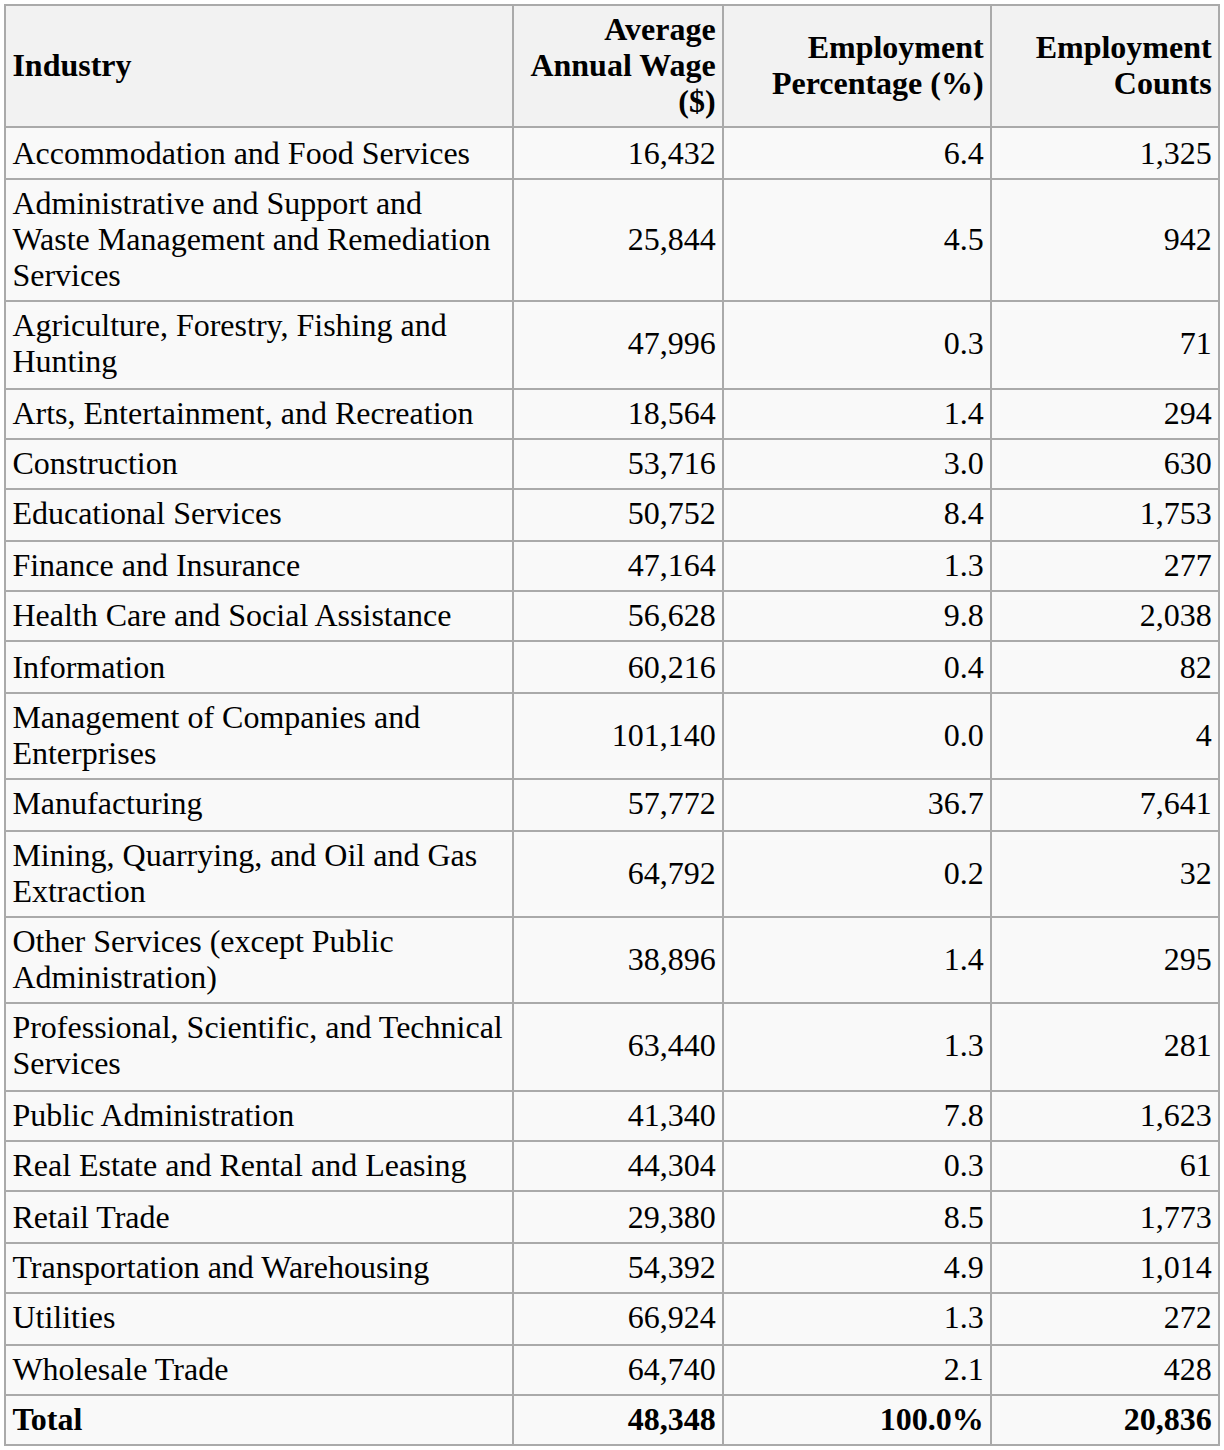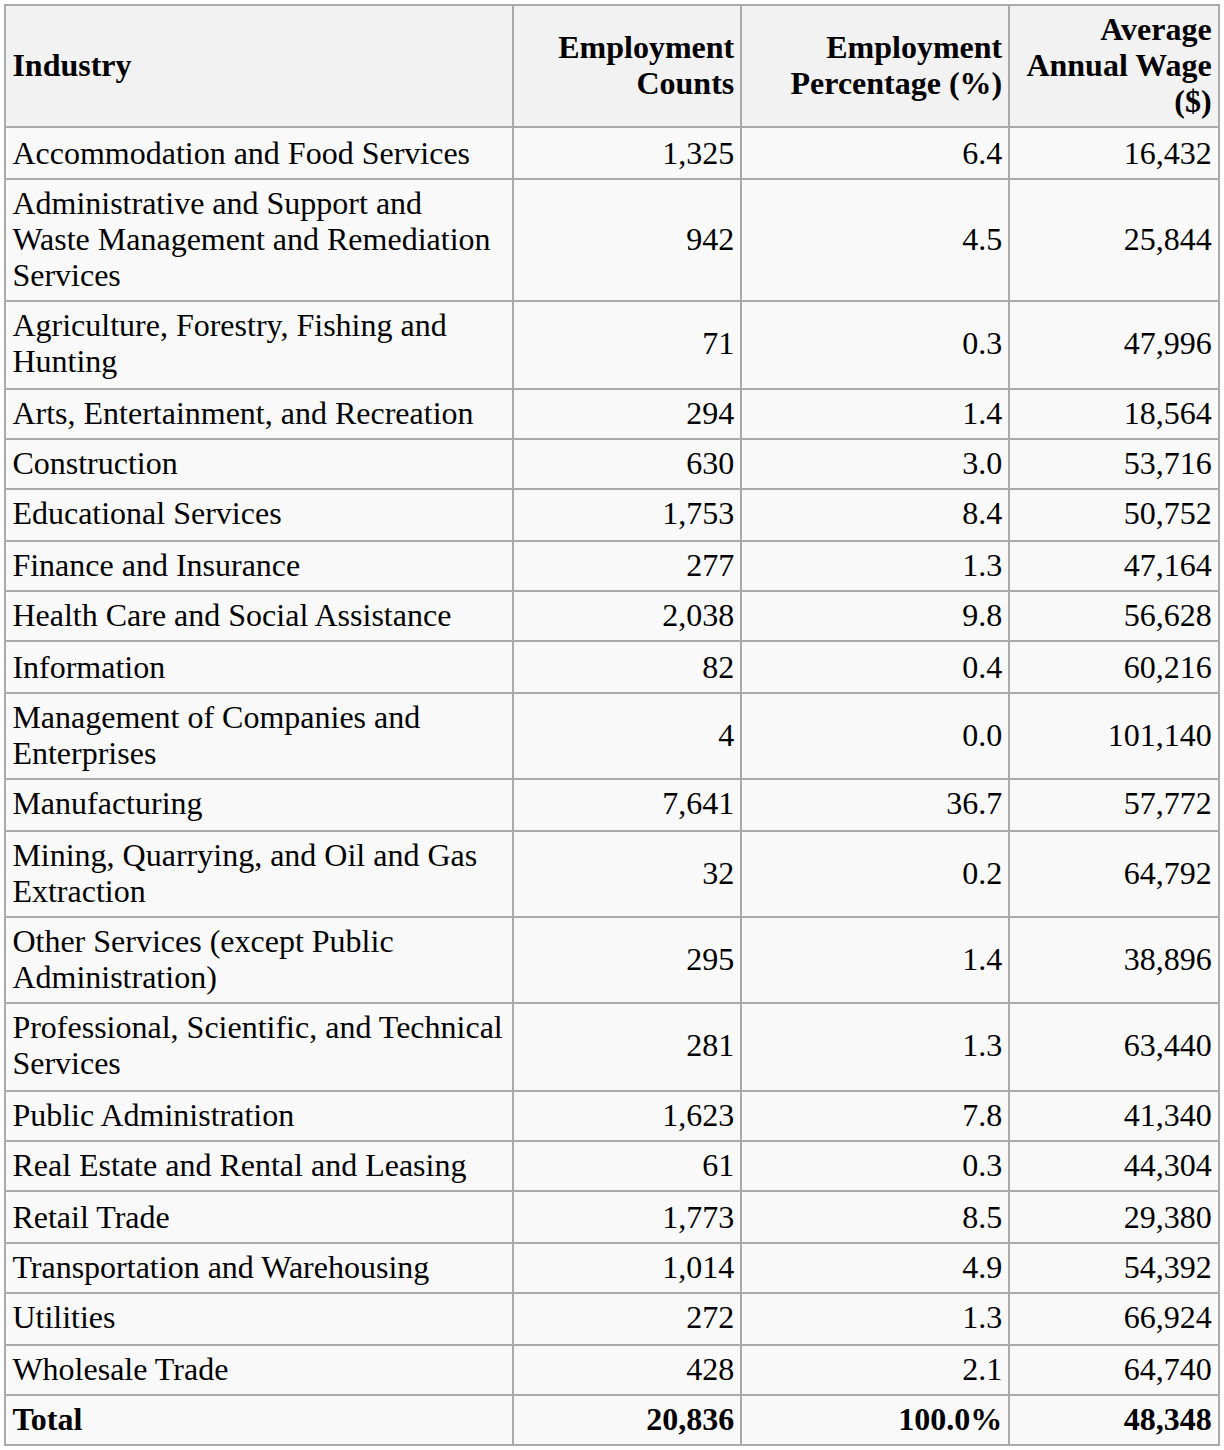columns swapped: (1124, 65) <-> (623, 65)
